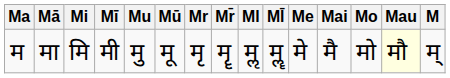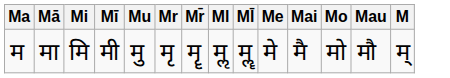- column: (170, 17)
(397, 52) lightyellow background -> (366, 52) no background
